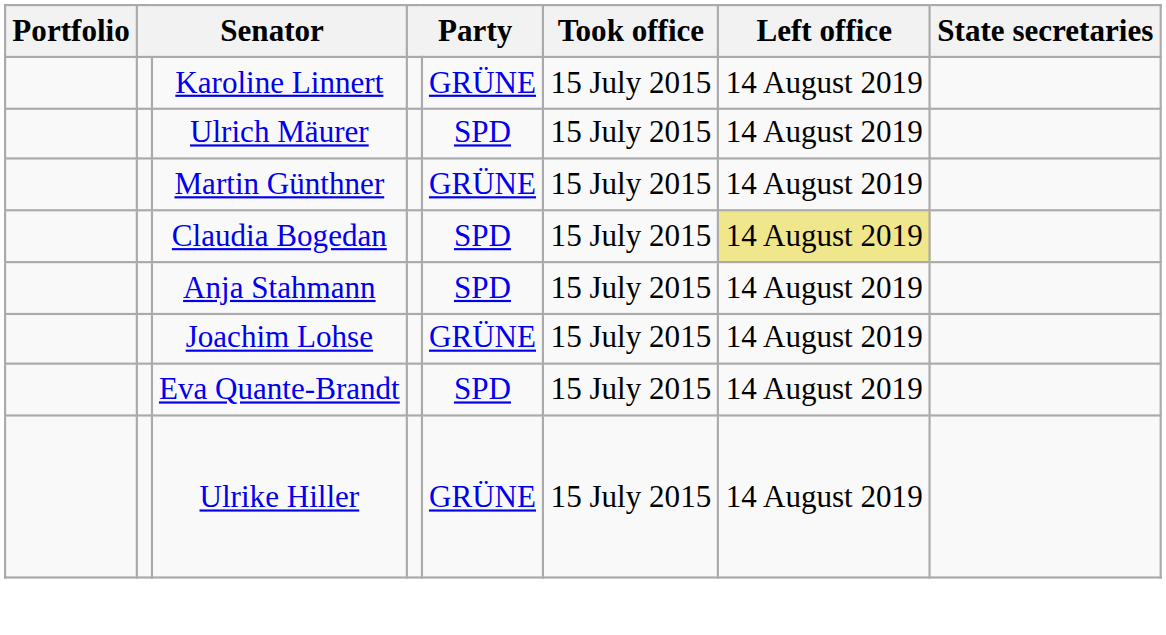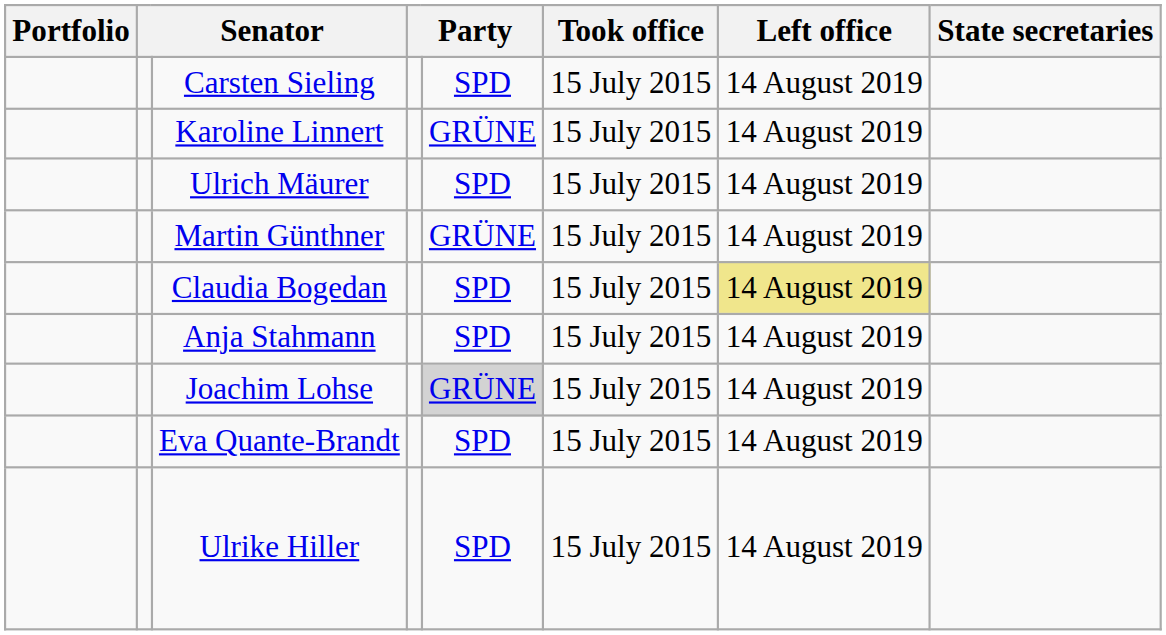+ row: (279, 81)
(482, 338) no background -> (482, 389) lightgrey background
(482, 496) GRÜNE -> (482, 547) SPD
